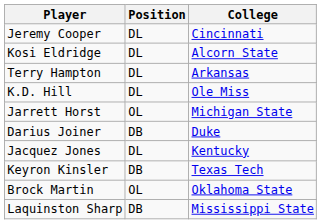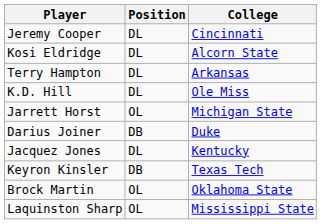(135, 209) DB -> (135, 209) OL
